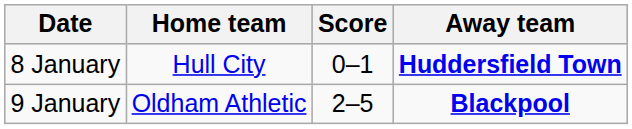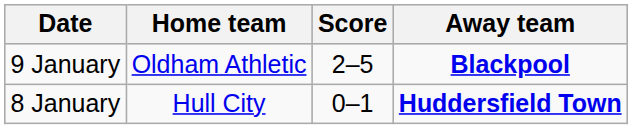rows swapped: (65, 63) <-> (65, 103)
